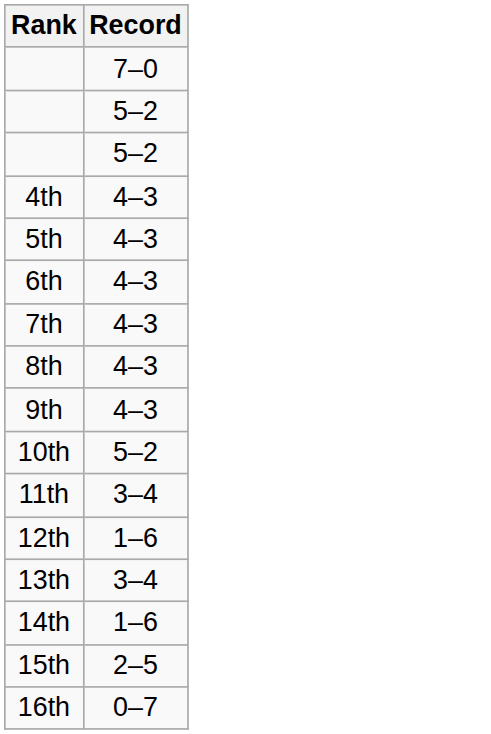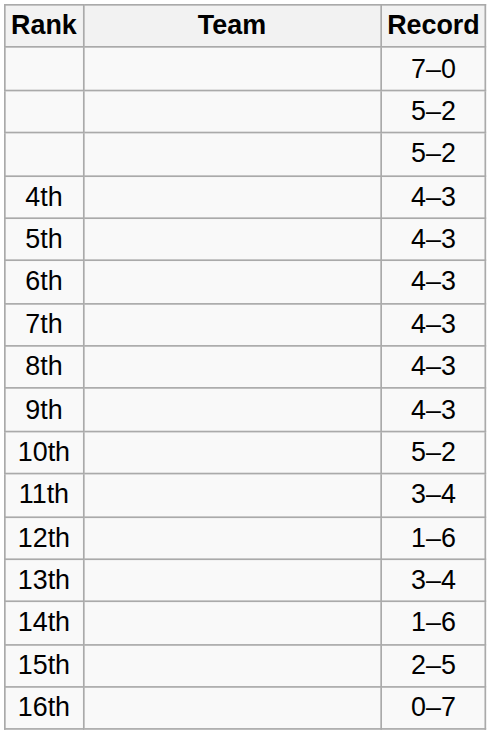+ column: (232, 25)
